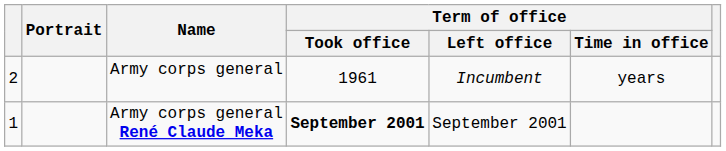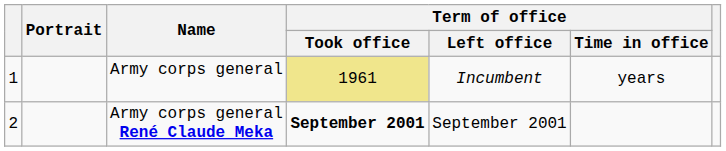(13, 79) 2 -> (13, 79) 1
(358, 79) no background -> (358, 79) khaki background
(13, 124) 1 -> (13, 124) 2
